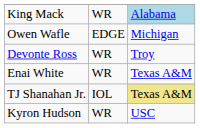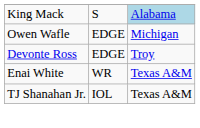(102, 14) WR -> (95, 14) S
(102, 53) WR -> (108, 53) EDGE
(161, 93) khaki background -> (161, 93) no background
- row: (44, 113)
